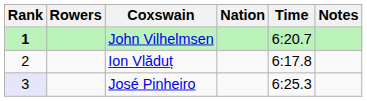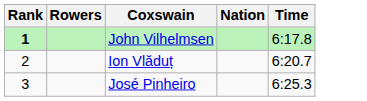- column: (338, 15)
(292, 38) 6:20.7 -> (292, 38) 6:17.8
(292, 61) 6:17.8 -> (292, 61) 6:20.7
(25, 84) lavender background -> (25, 84) no background
